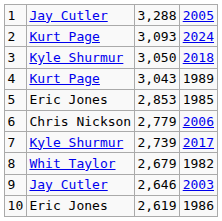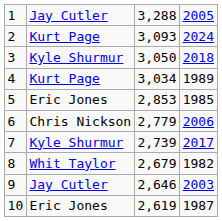(157, 79) 3,043 -> (157, 79) 3,034
(198, 206) 1986 -> (198, 206) 1987
